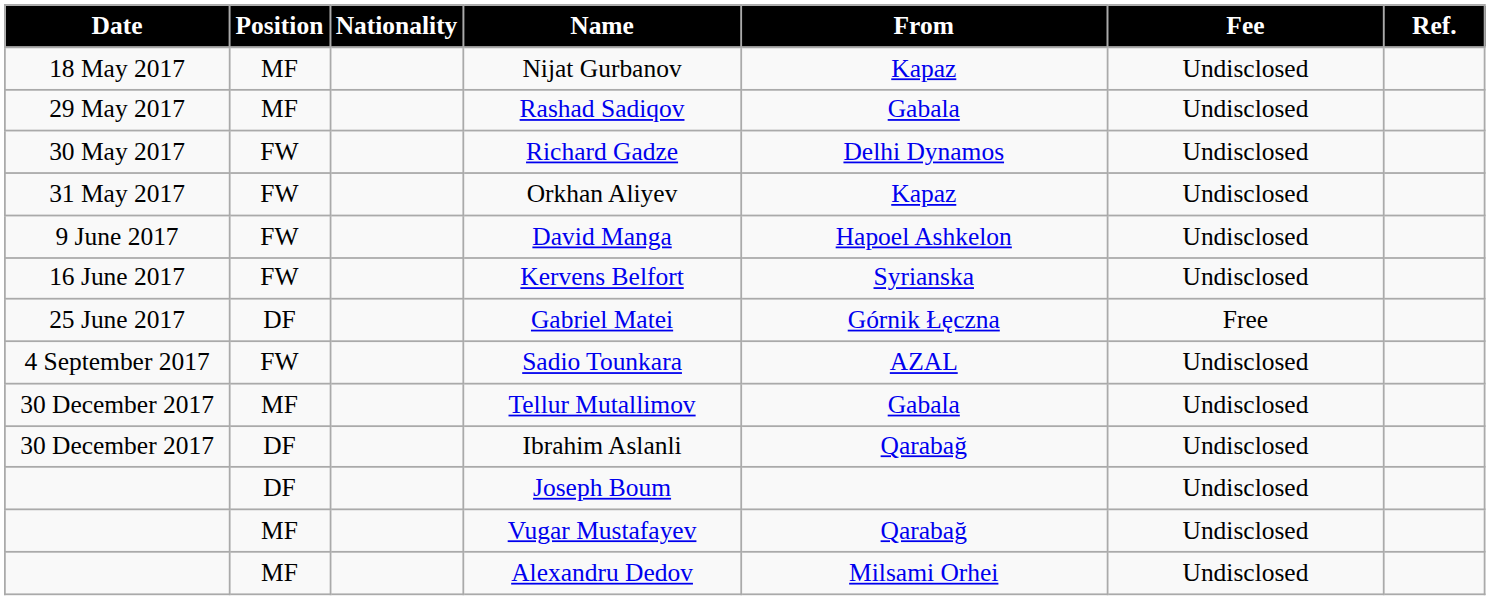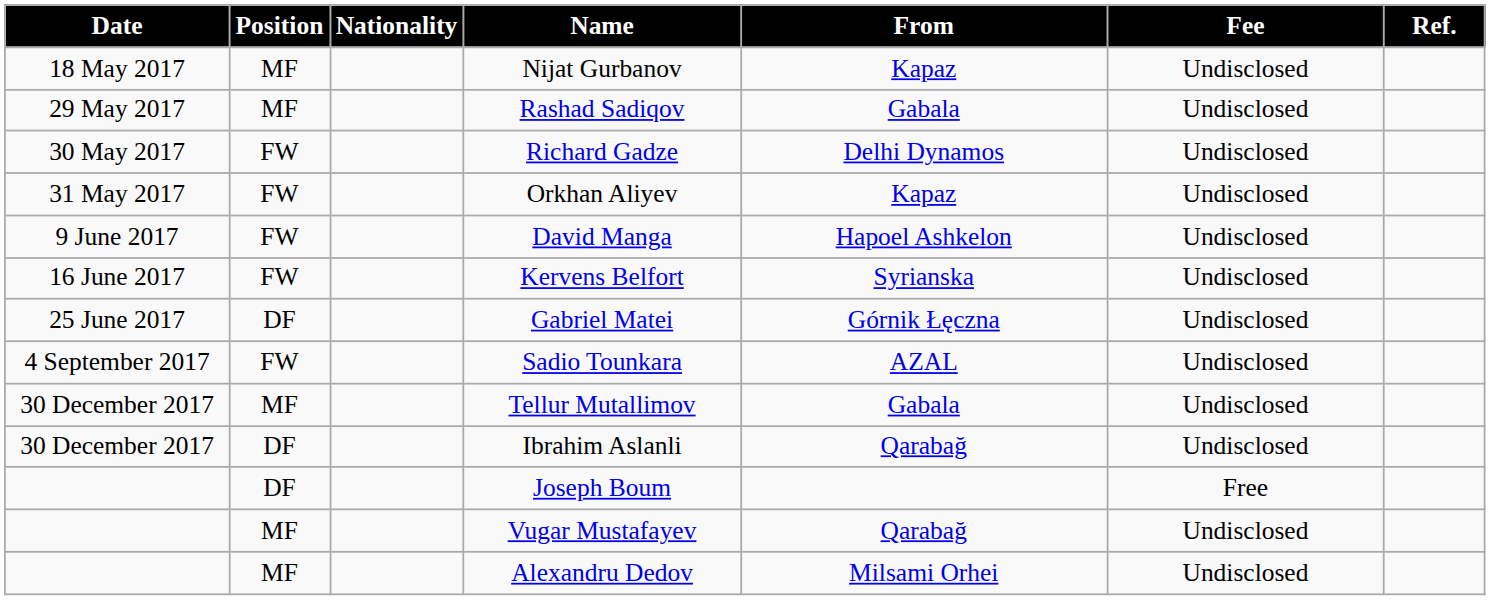(1245, 320) Free -> (1245, 320) Undisclosed
(1245, 488) Undisclosed -> (1245, 488) Free
